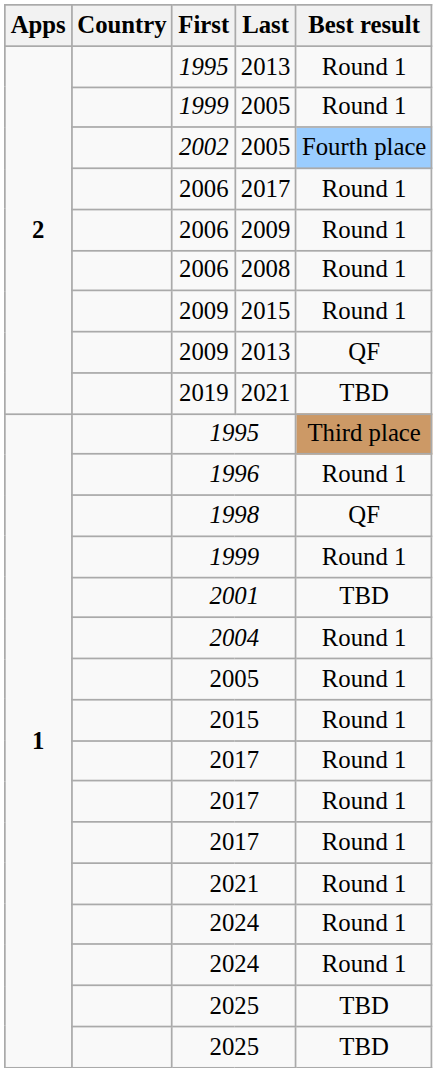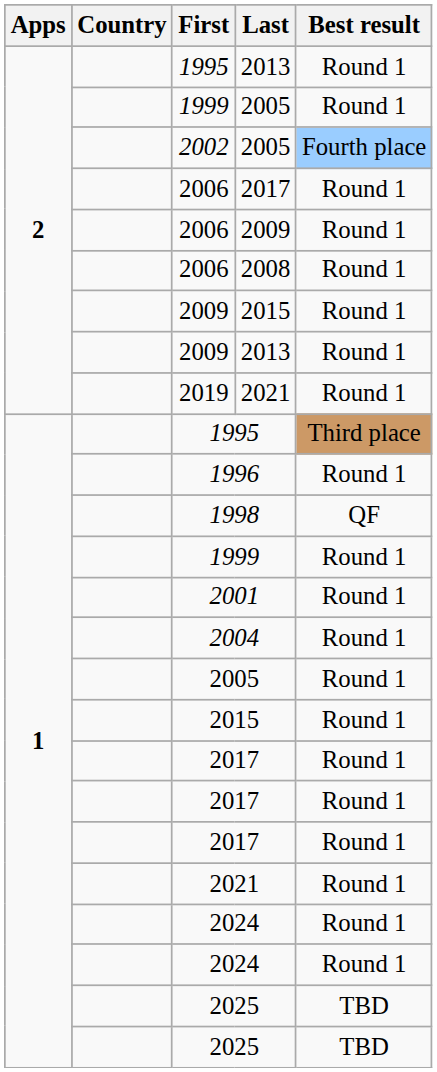(364, 352) QF -> (364, 352) Round 1
(364, 392) TBD -> (364, 392) Round 1
(364, 597) TBD -> (364, 597) Round 1
